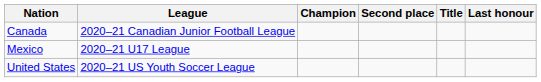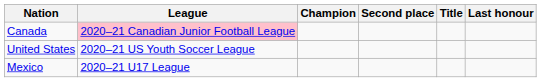(188, 31) no background -> (188, 31) pink background
rows swapped: (25, 49) <-> (41, 67)
